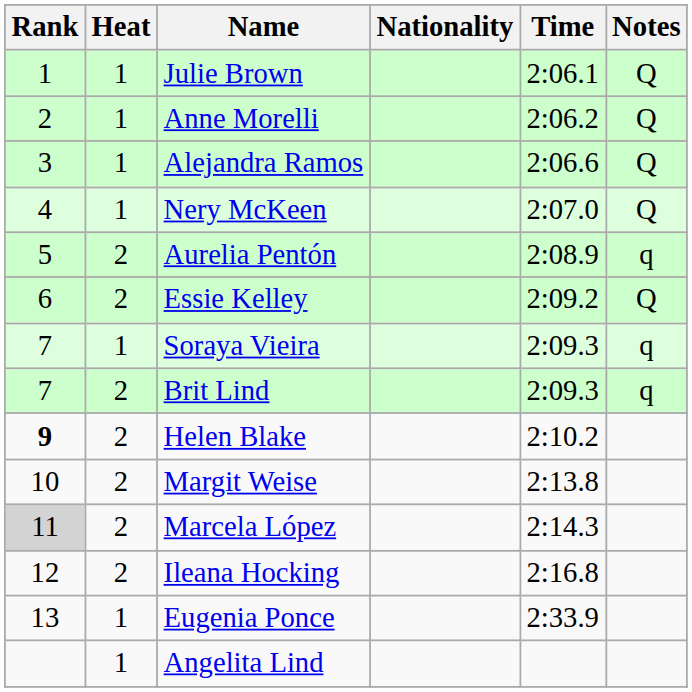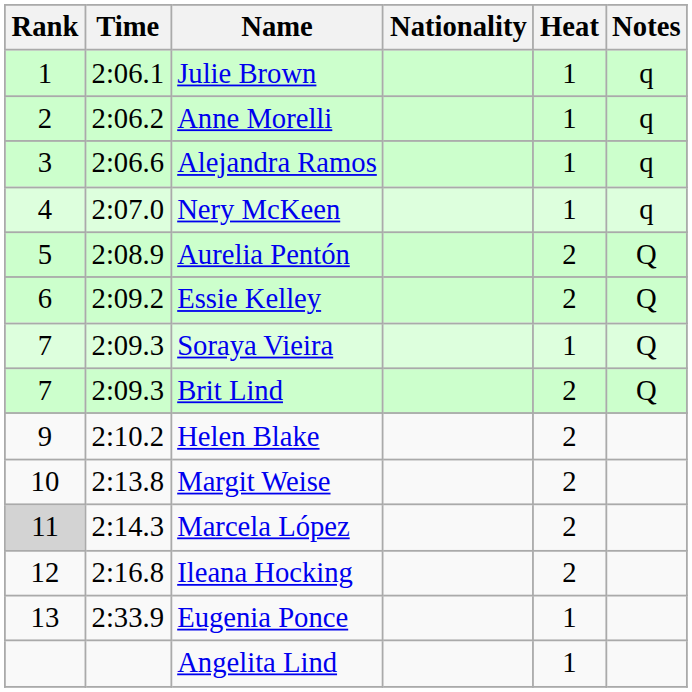columns swapped: (121, 27) <-> (563, 27)
(646, 72) Q -> (646, 72) q
(646, 118) Q -> (646, 118) q
(646, 163) Q -> (646, 163) q
(646, 208) Q -> (646, 208) q
(646, 254) q -> (646, 254) Q
(646, 345) q -> (646, 345) Q
(646, 390) q -> (646, 390) Q
(45, 436) bold -> (45, 436) normal
